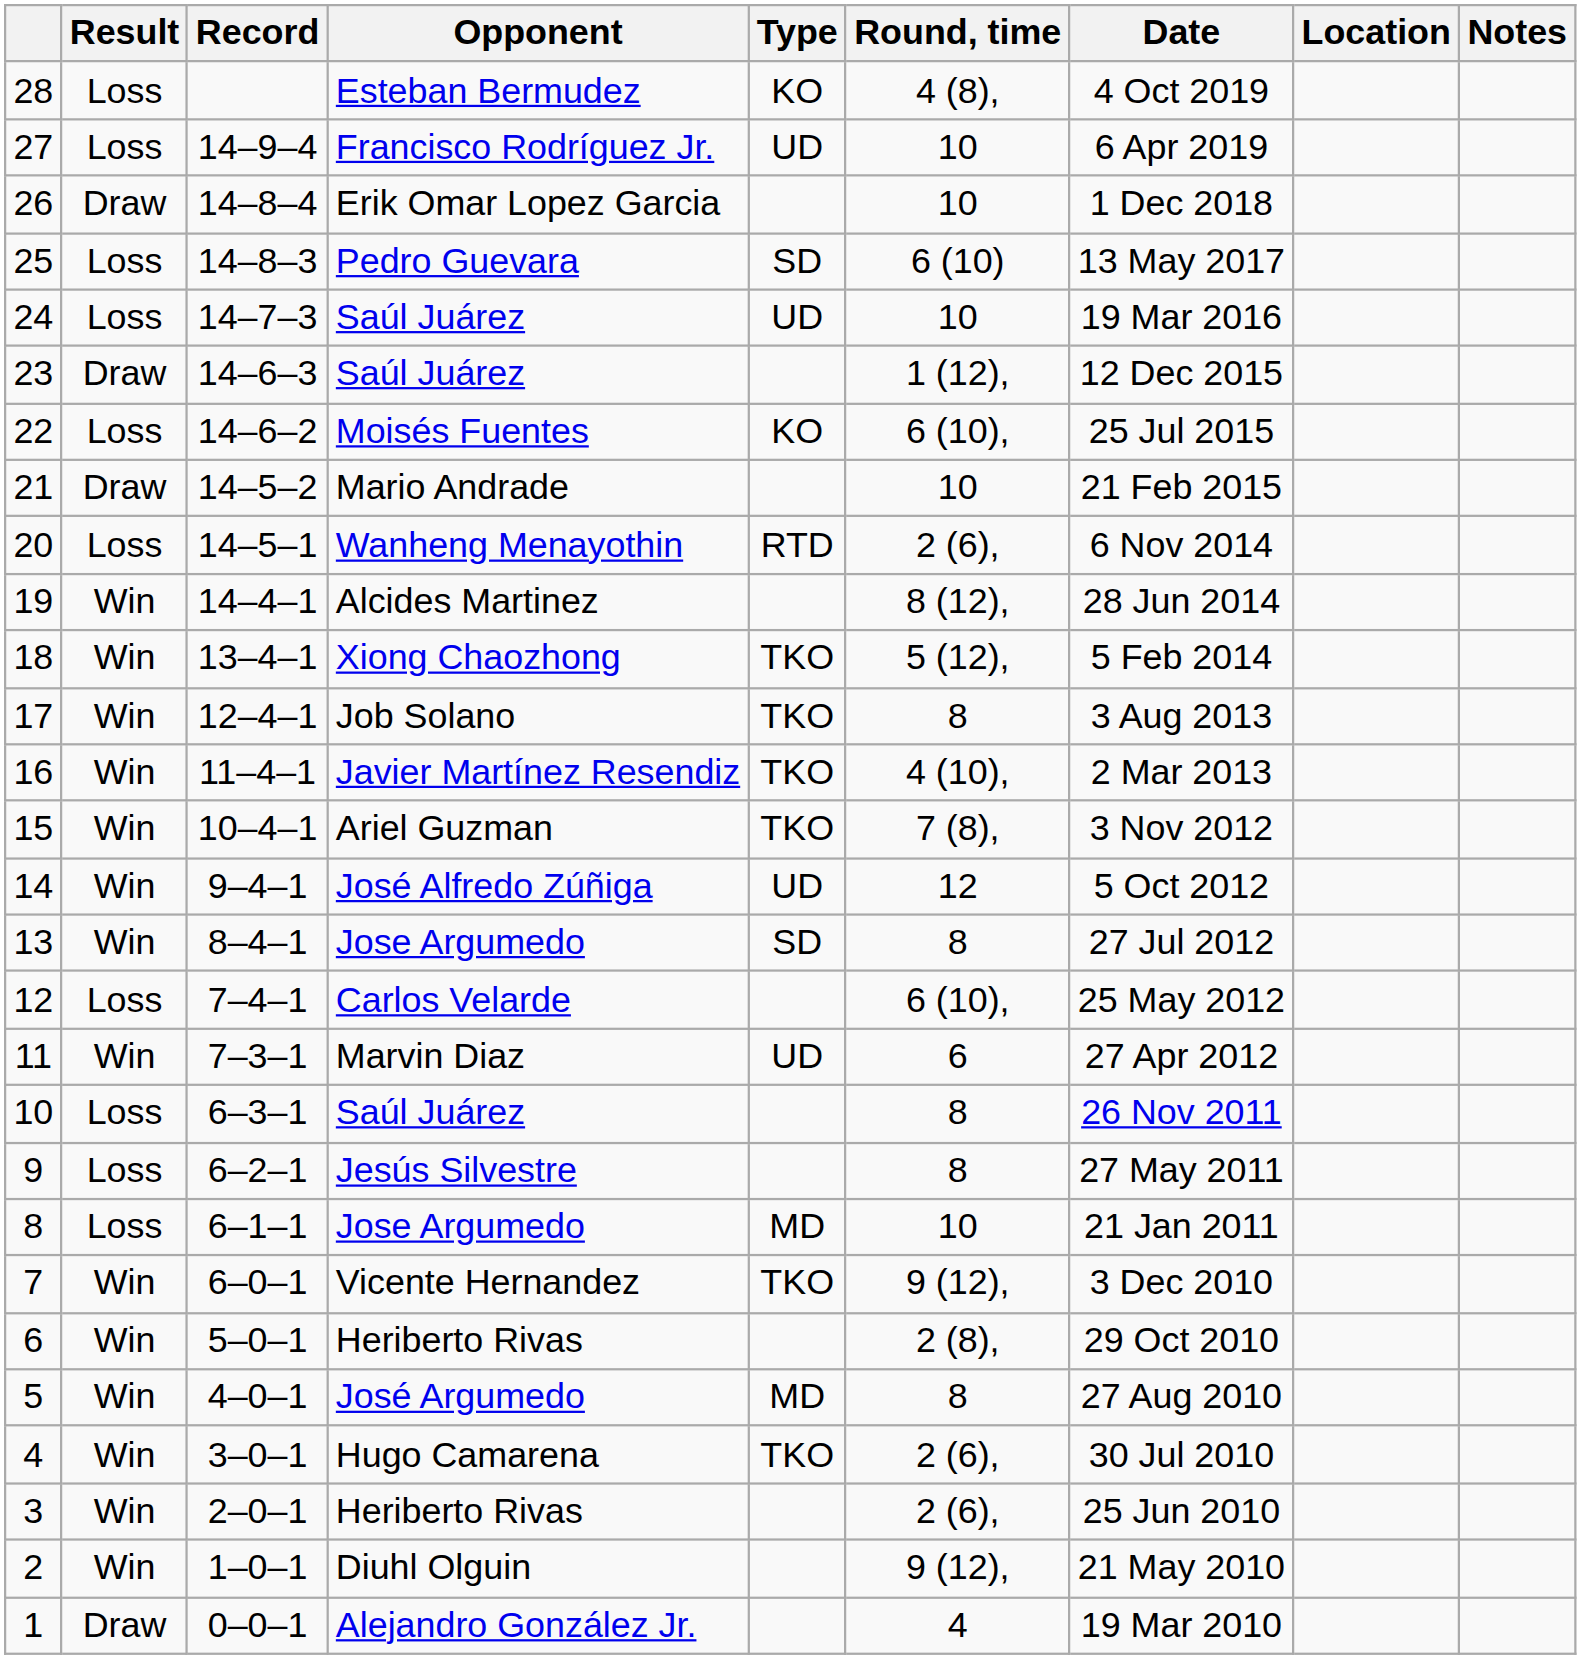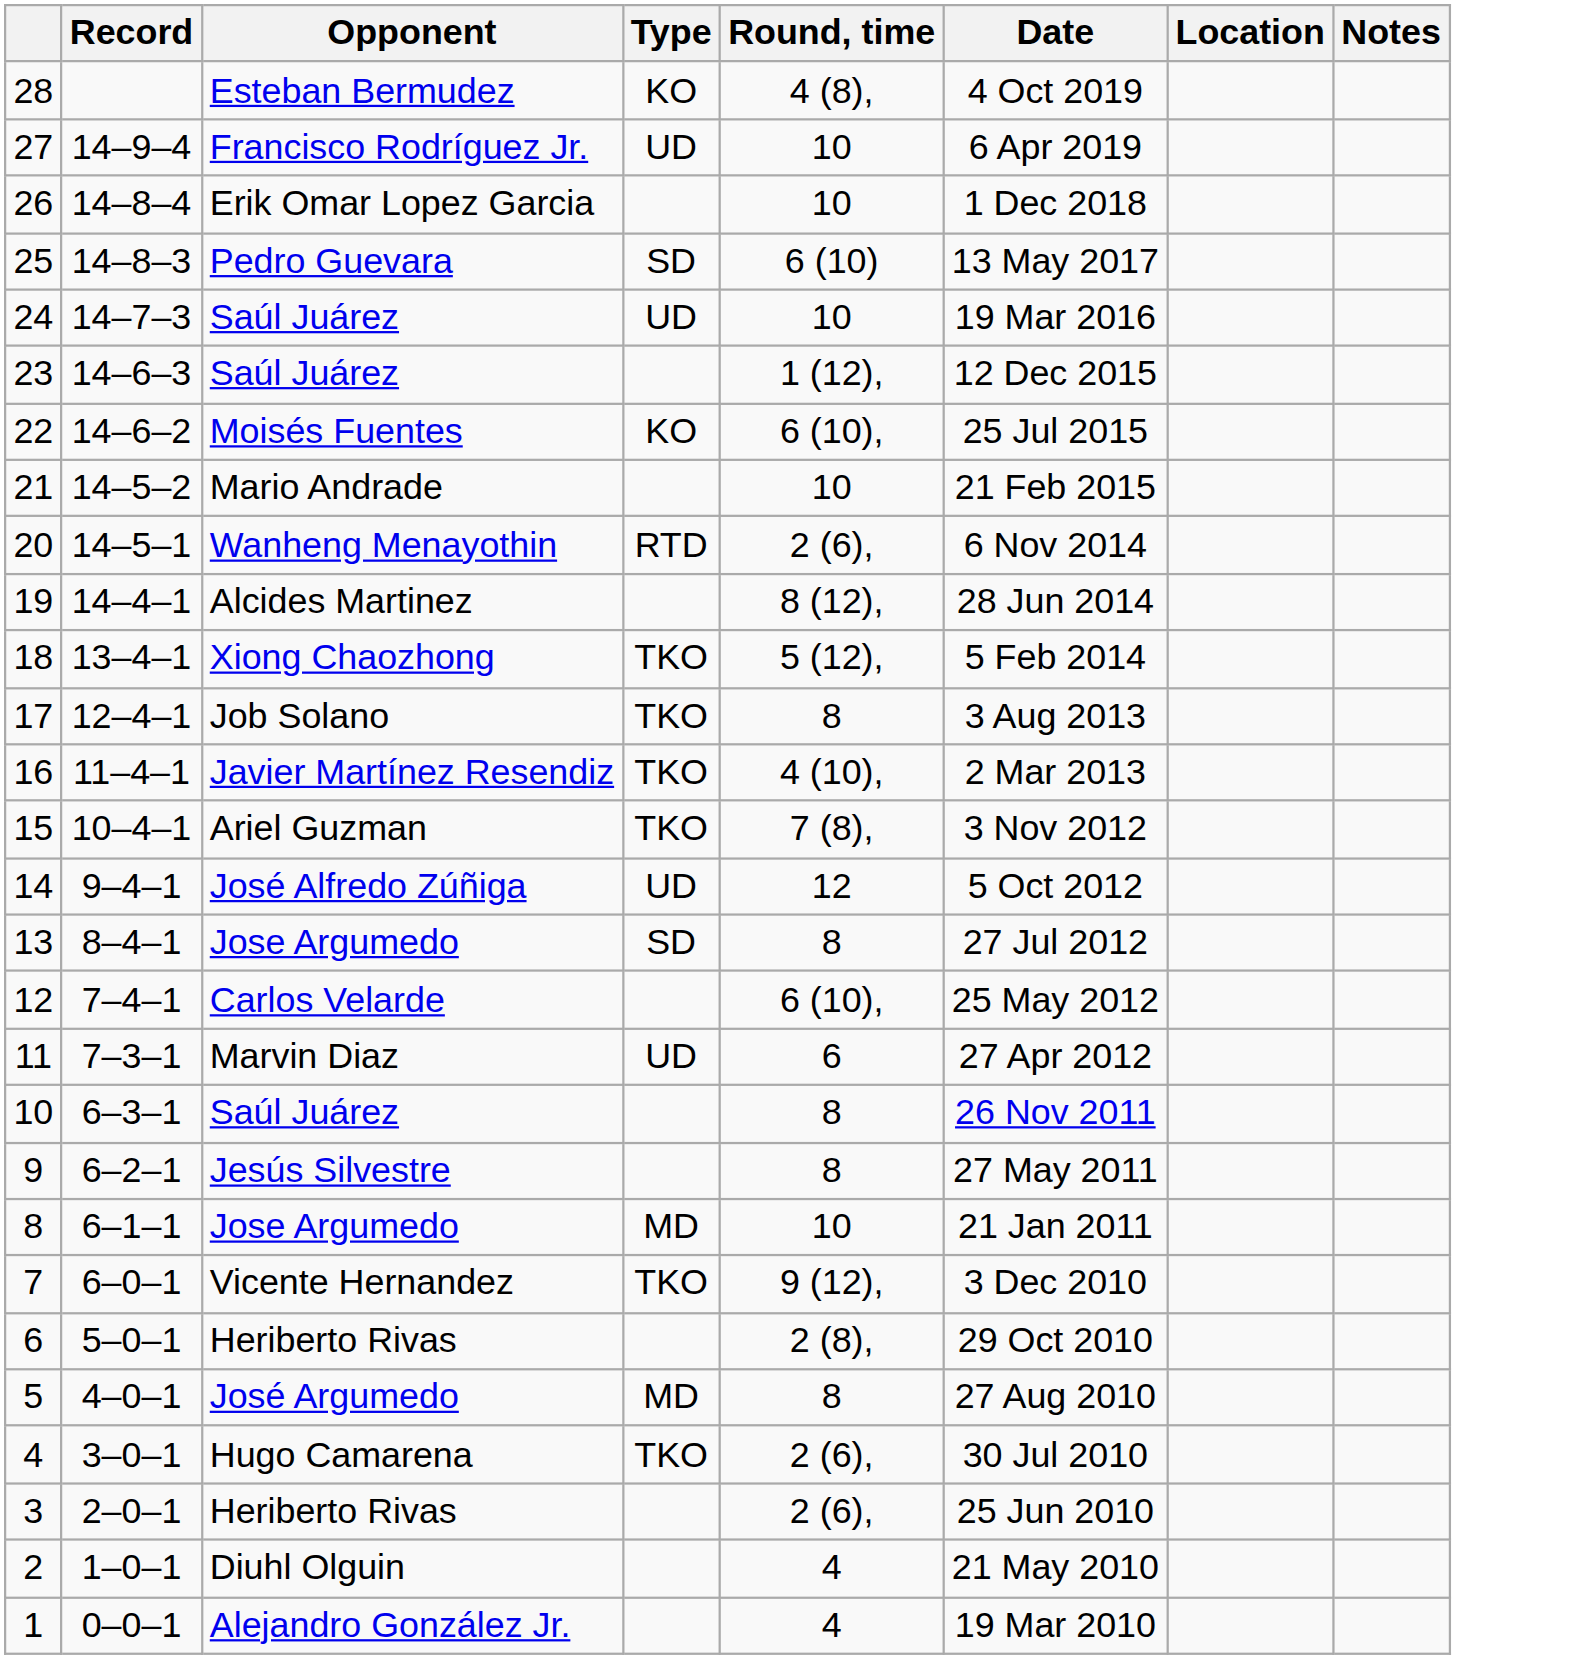- column: (125, 32)
(958, 1567) 9 (12), -> (832, 1567) 4
